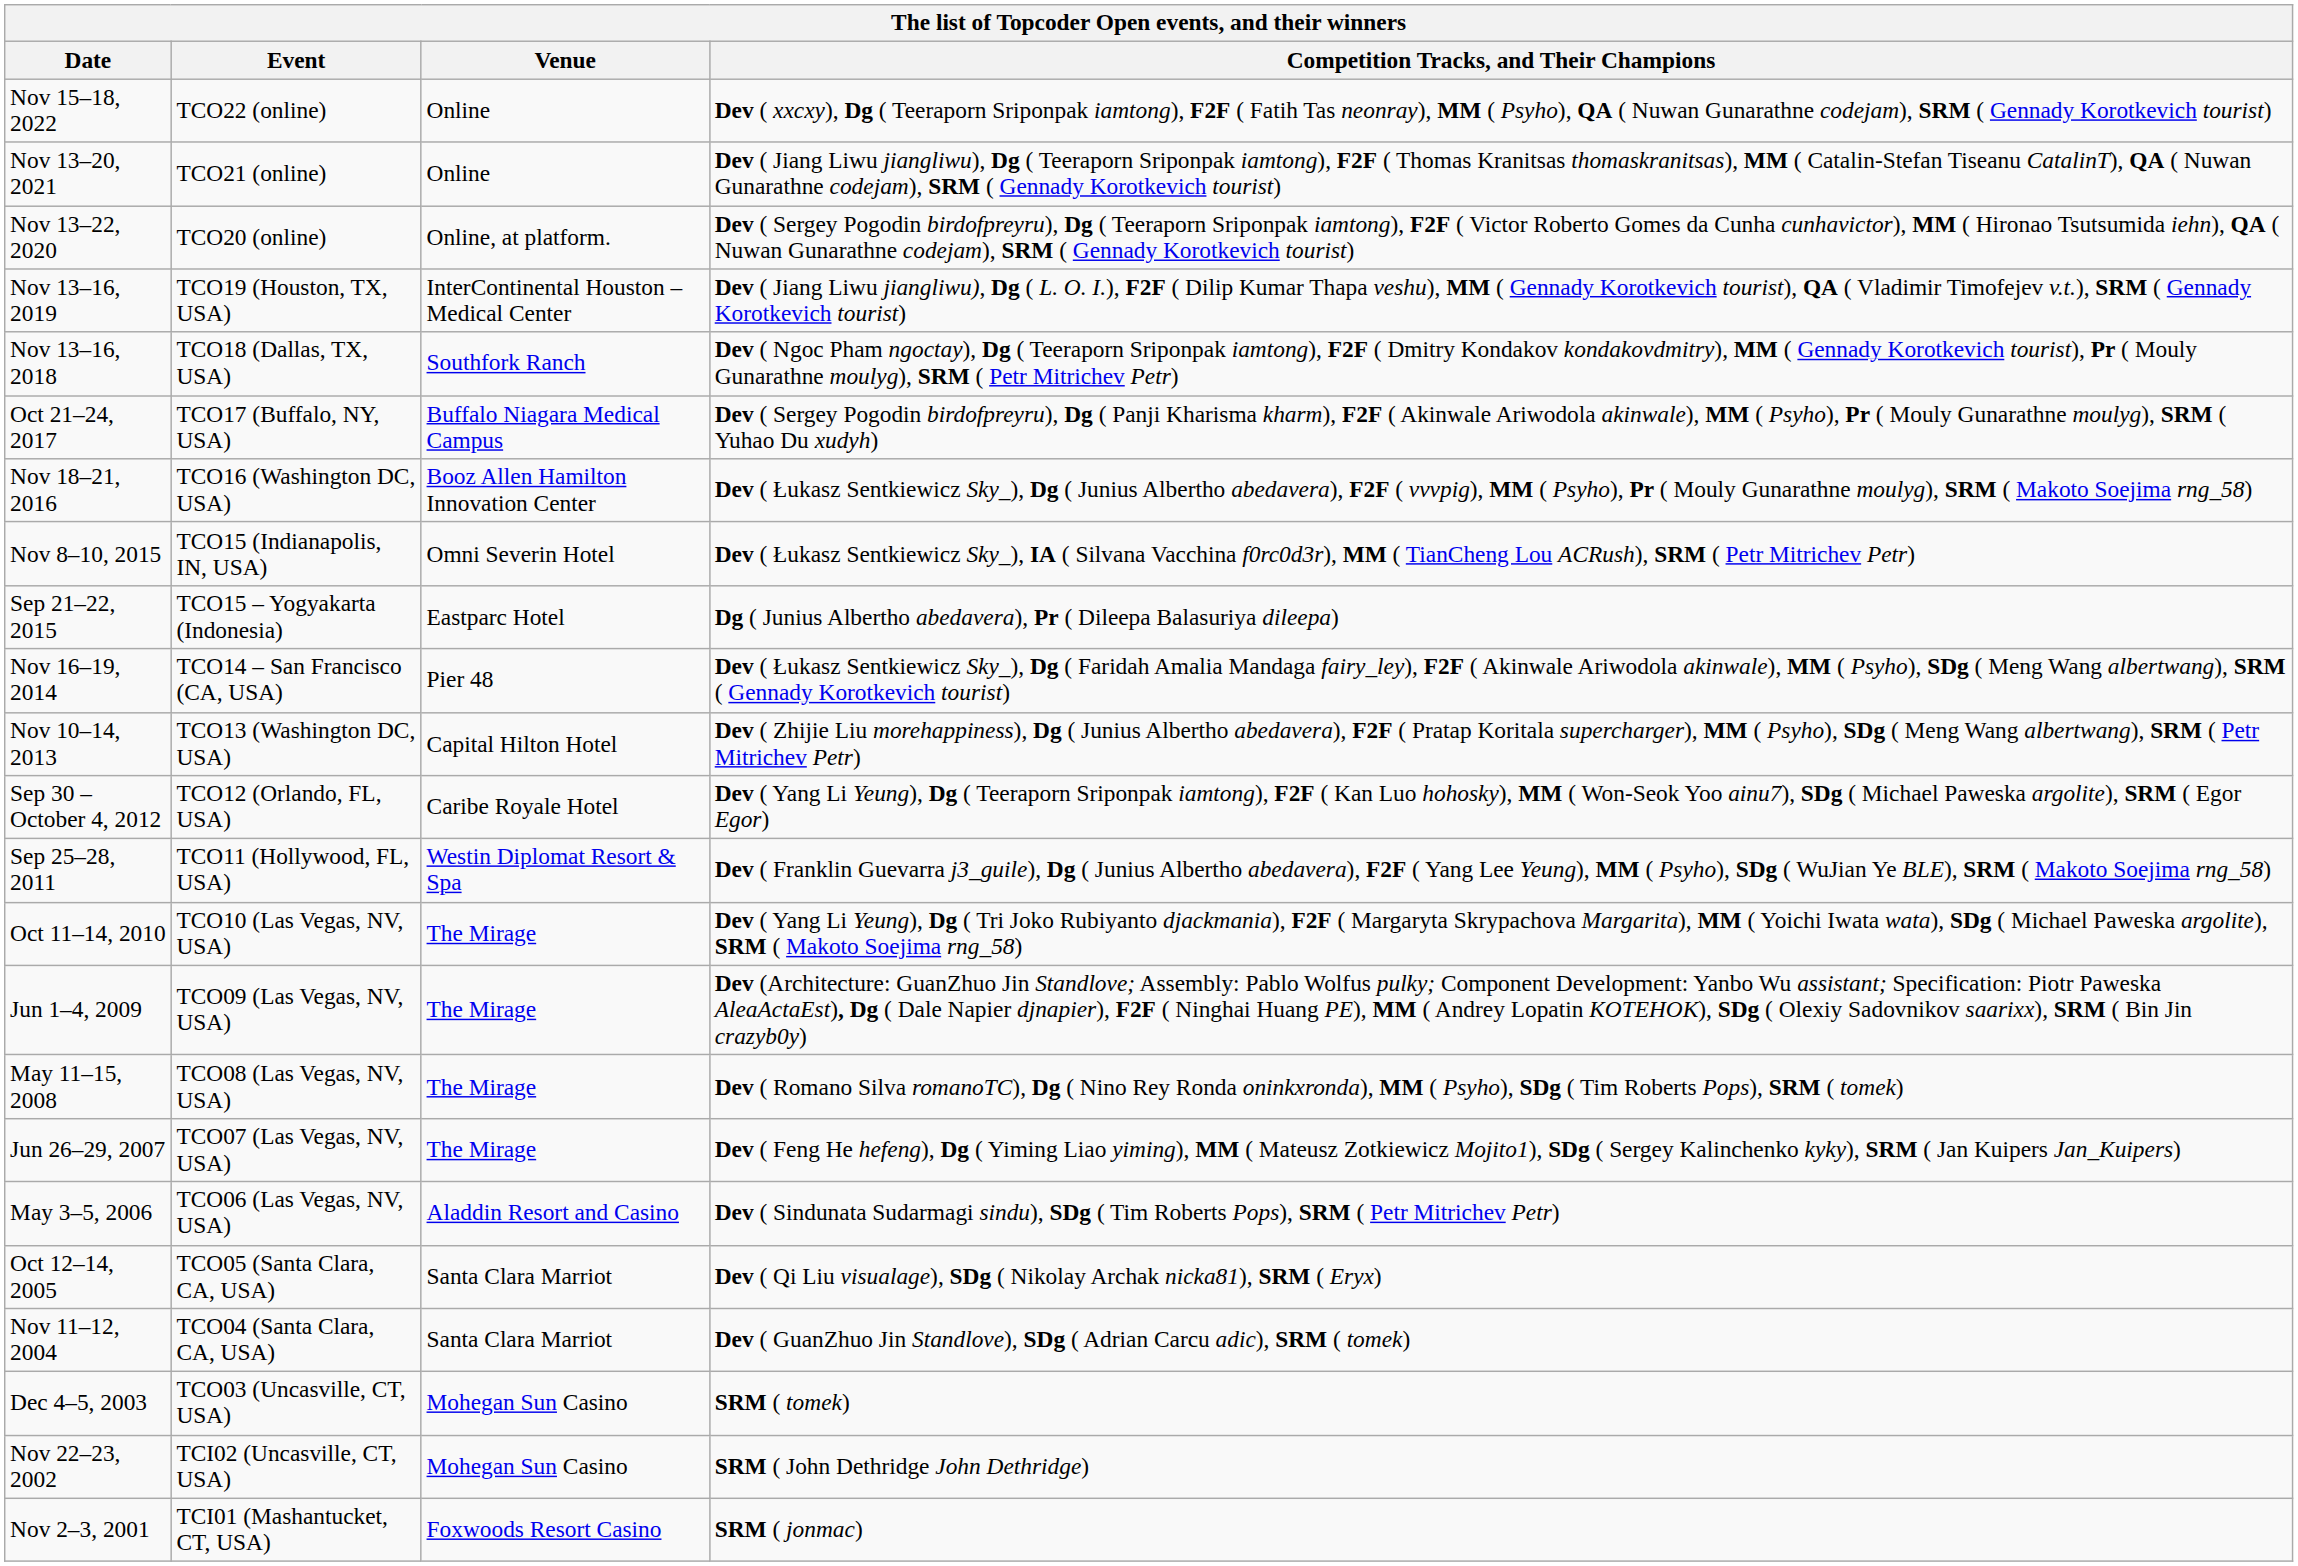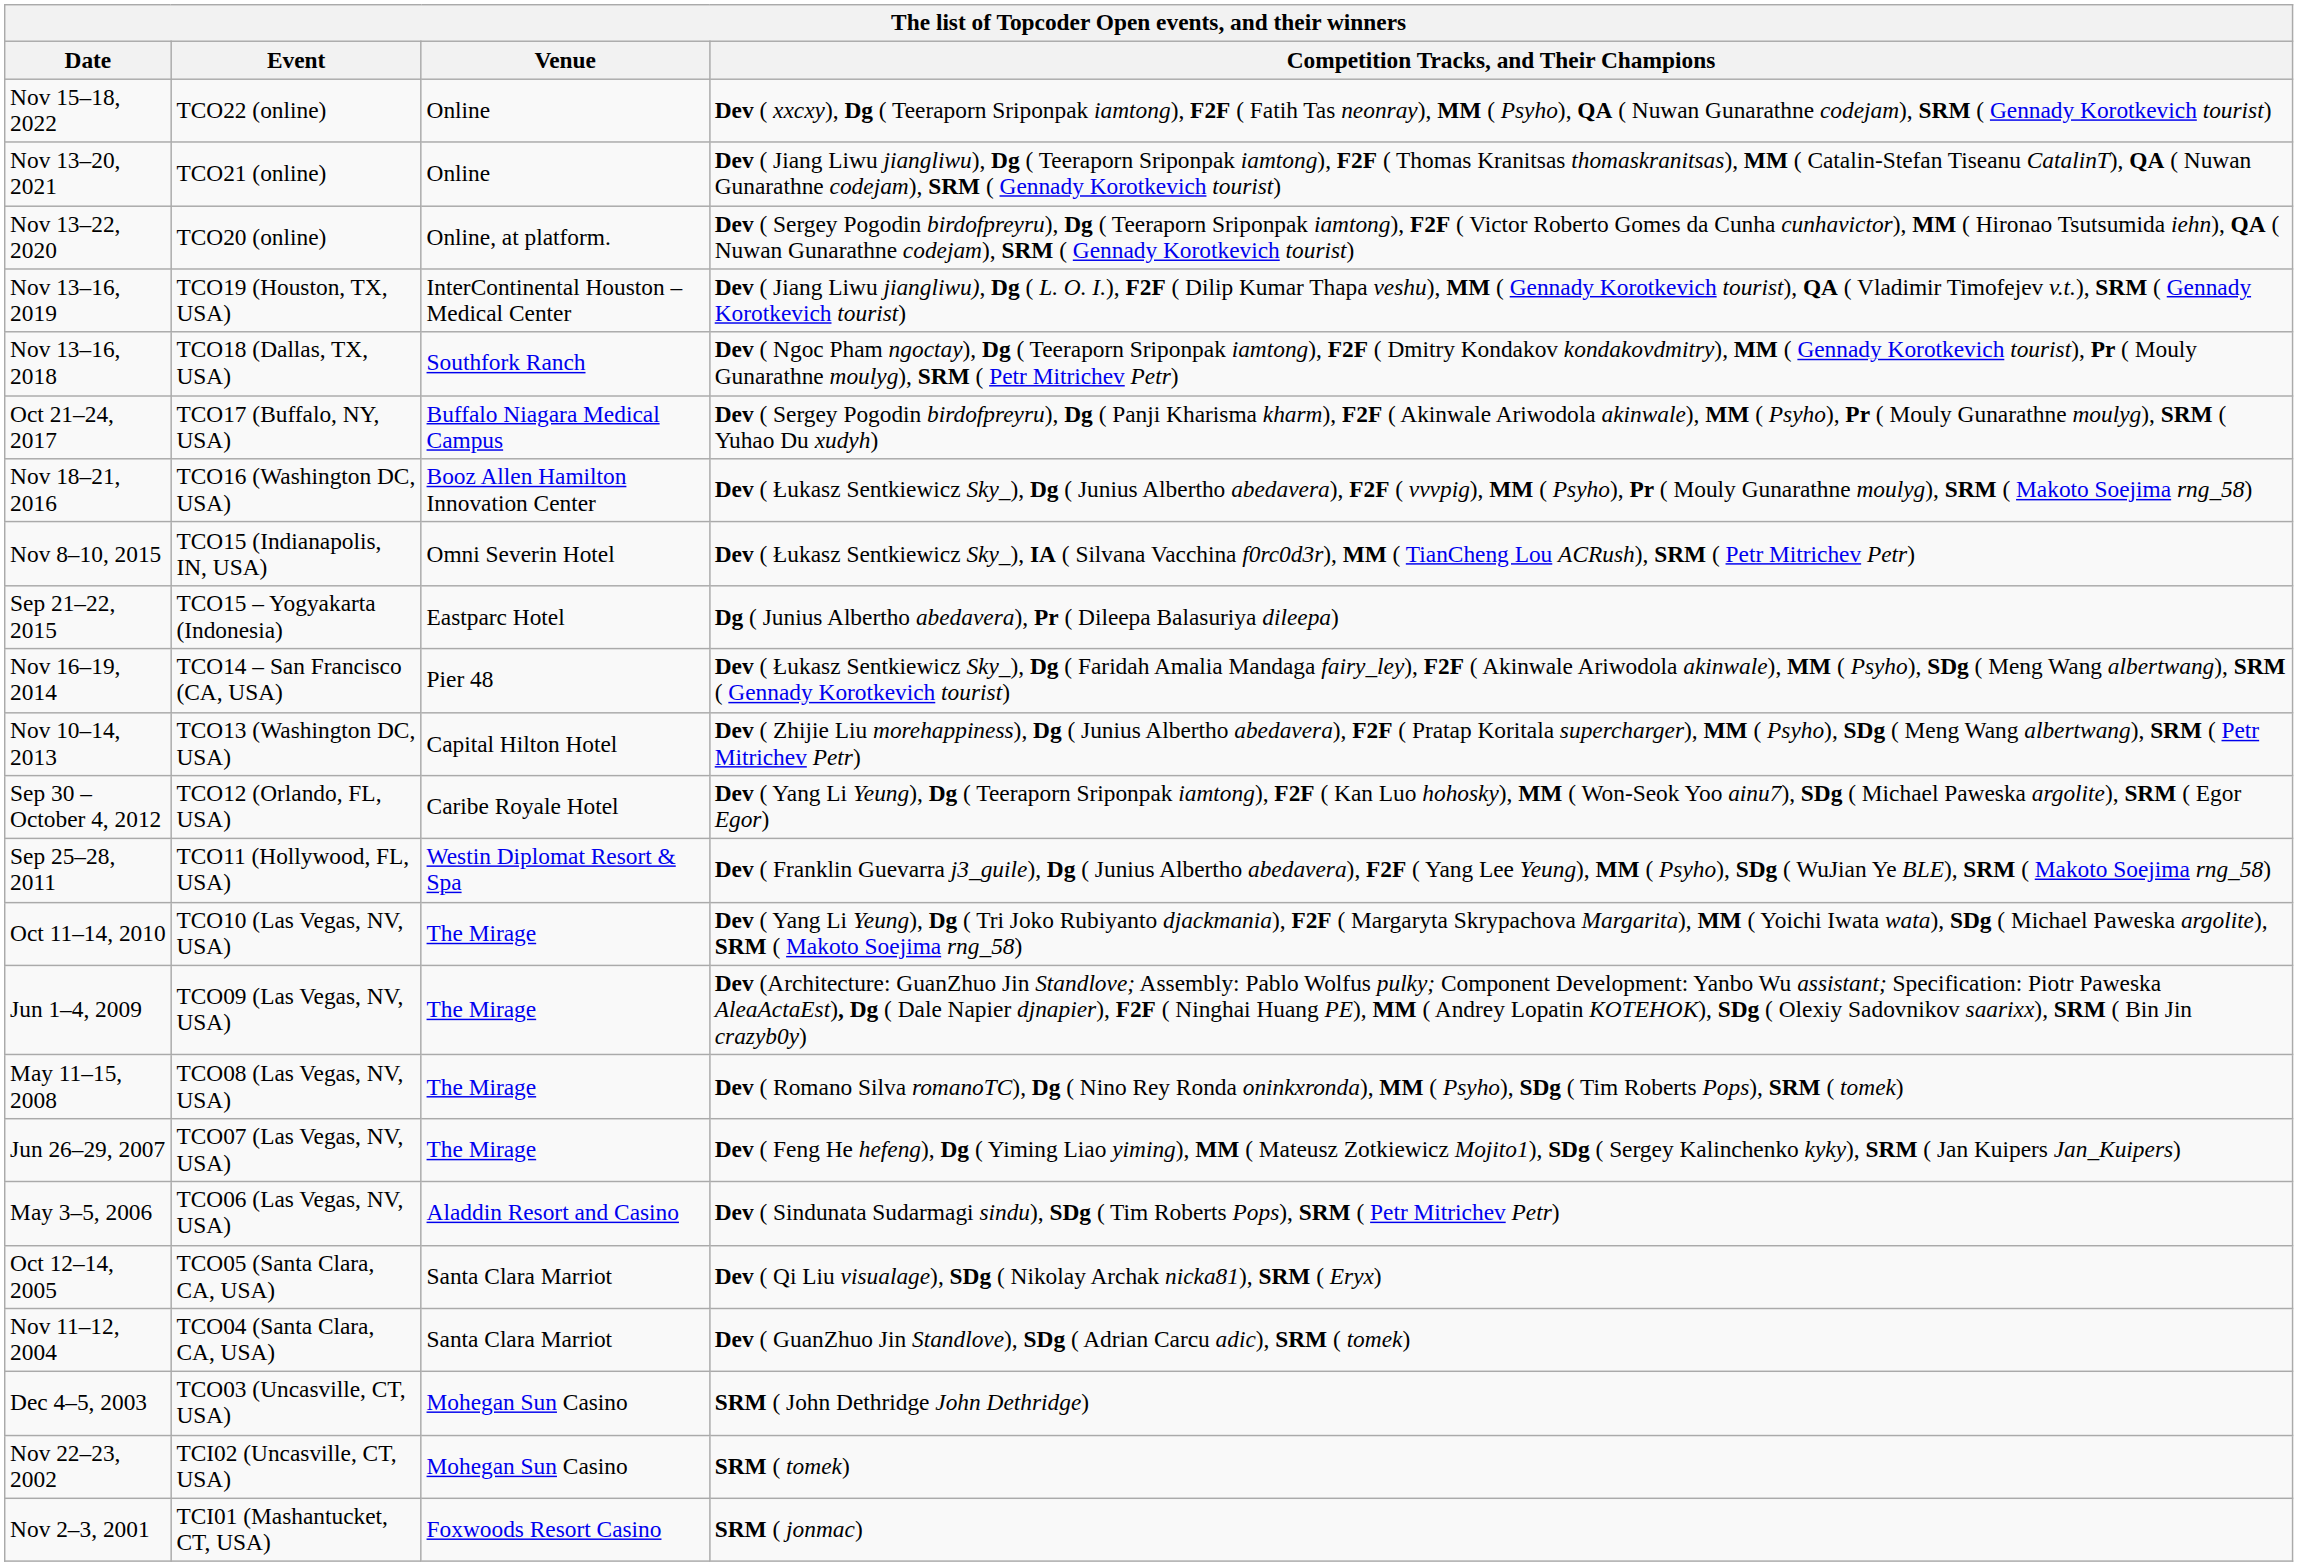(782, 1403) SRM ( tomek) -> (902, 1403) SRM ( John Dethridge John Dethridge)
(902, 1466) SRM ( John Dethridge John Dethridge) -> (782, 1466) SRM ( tomek)
